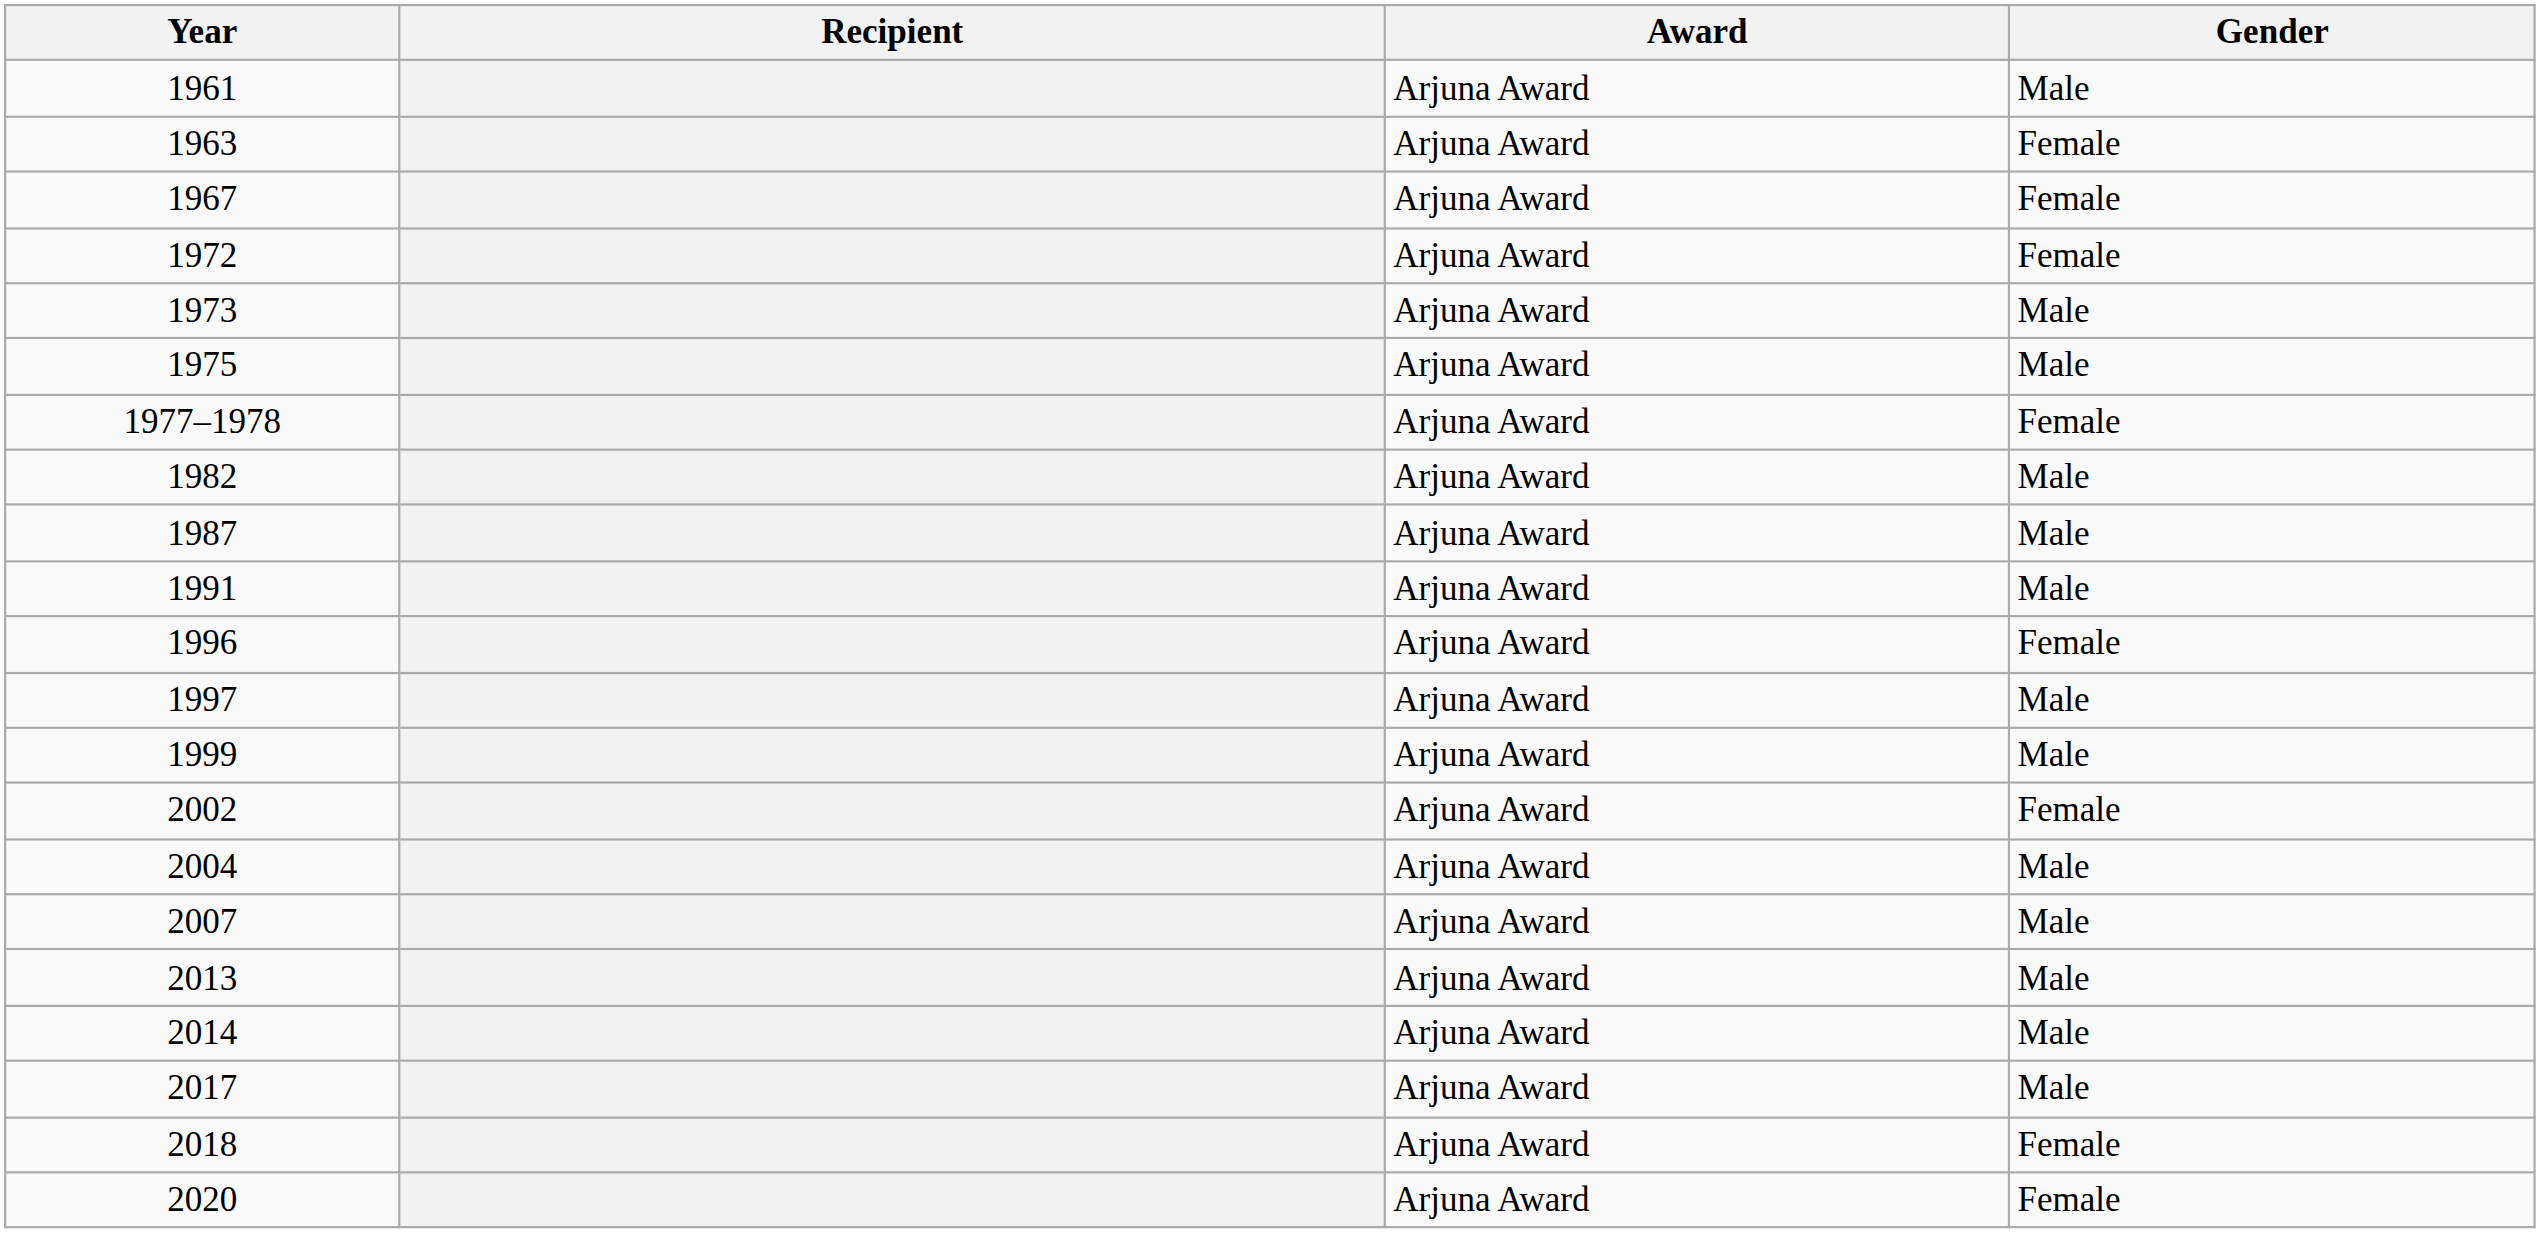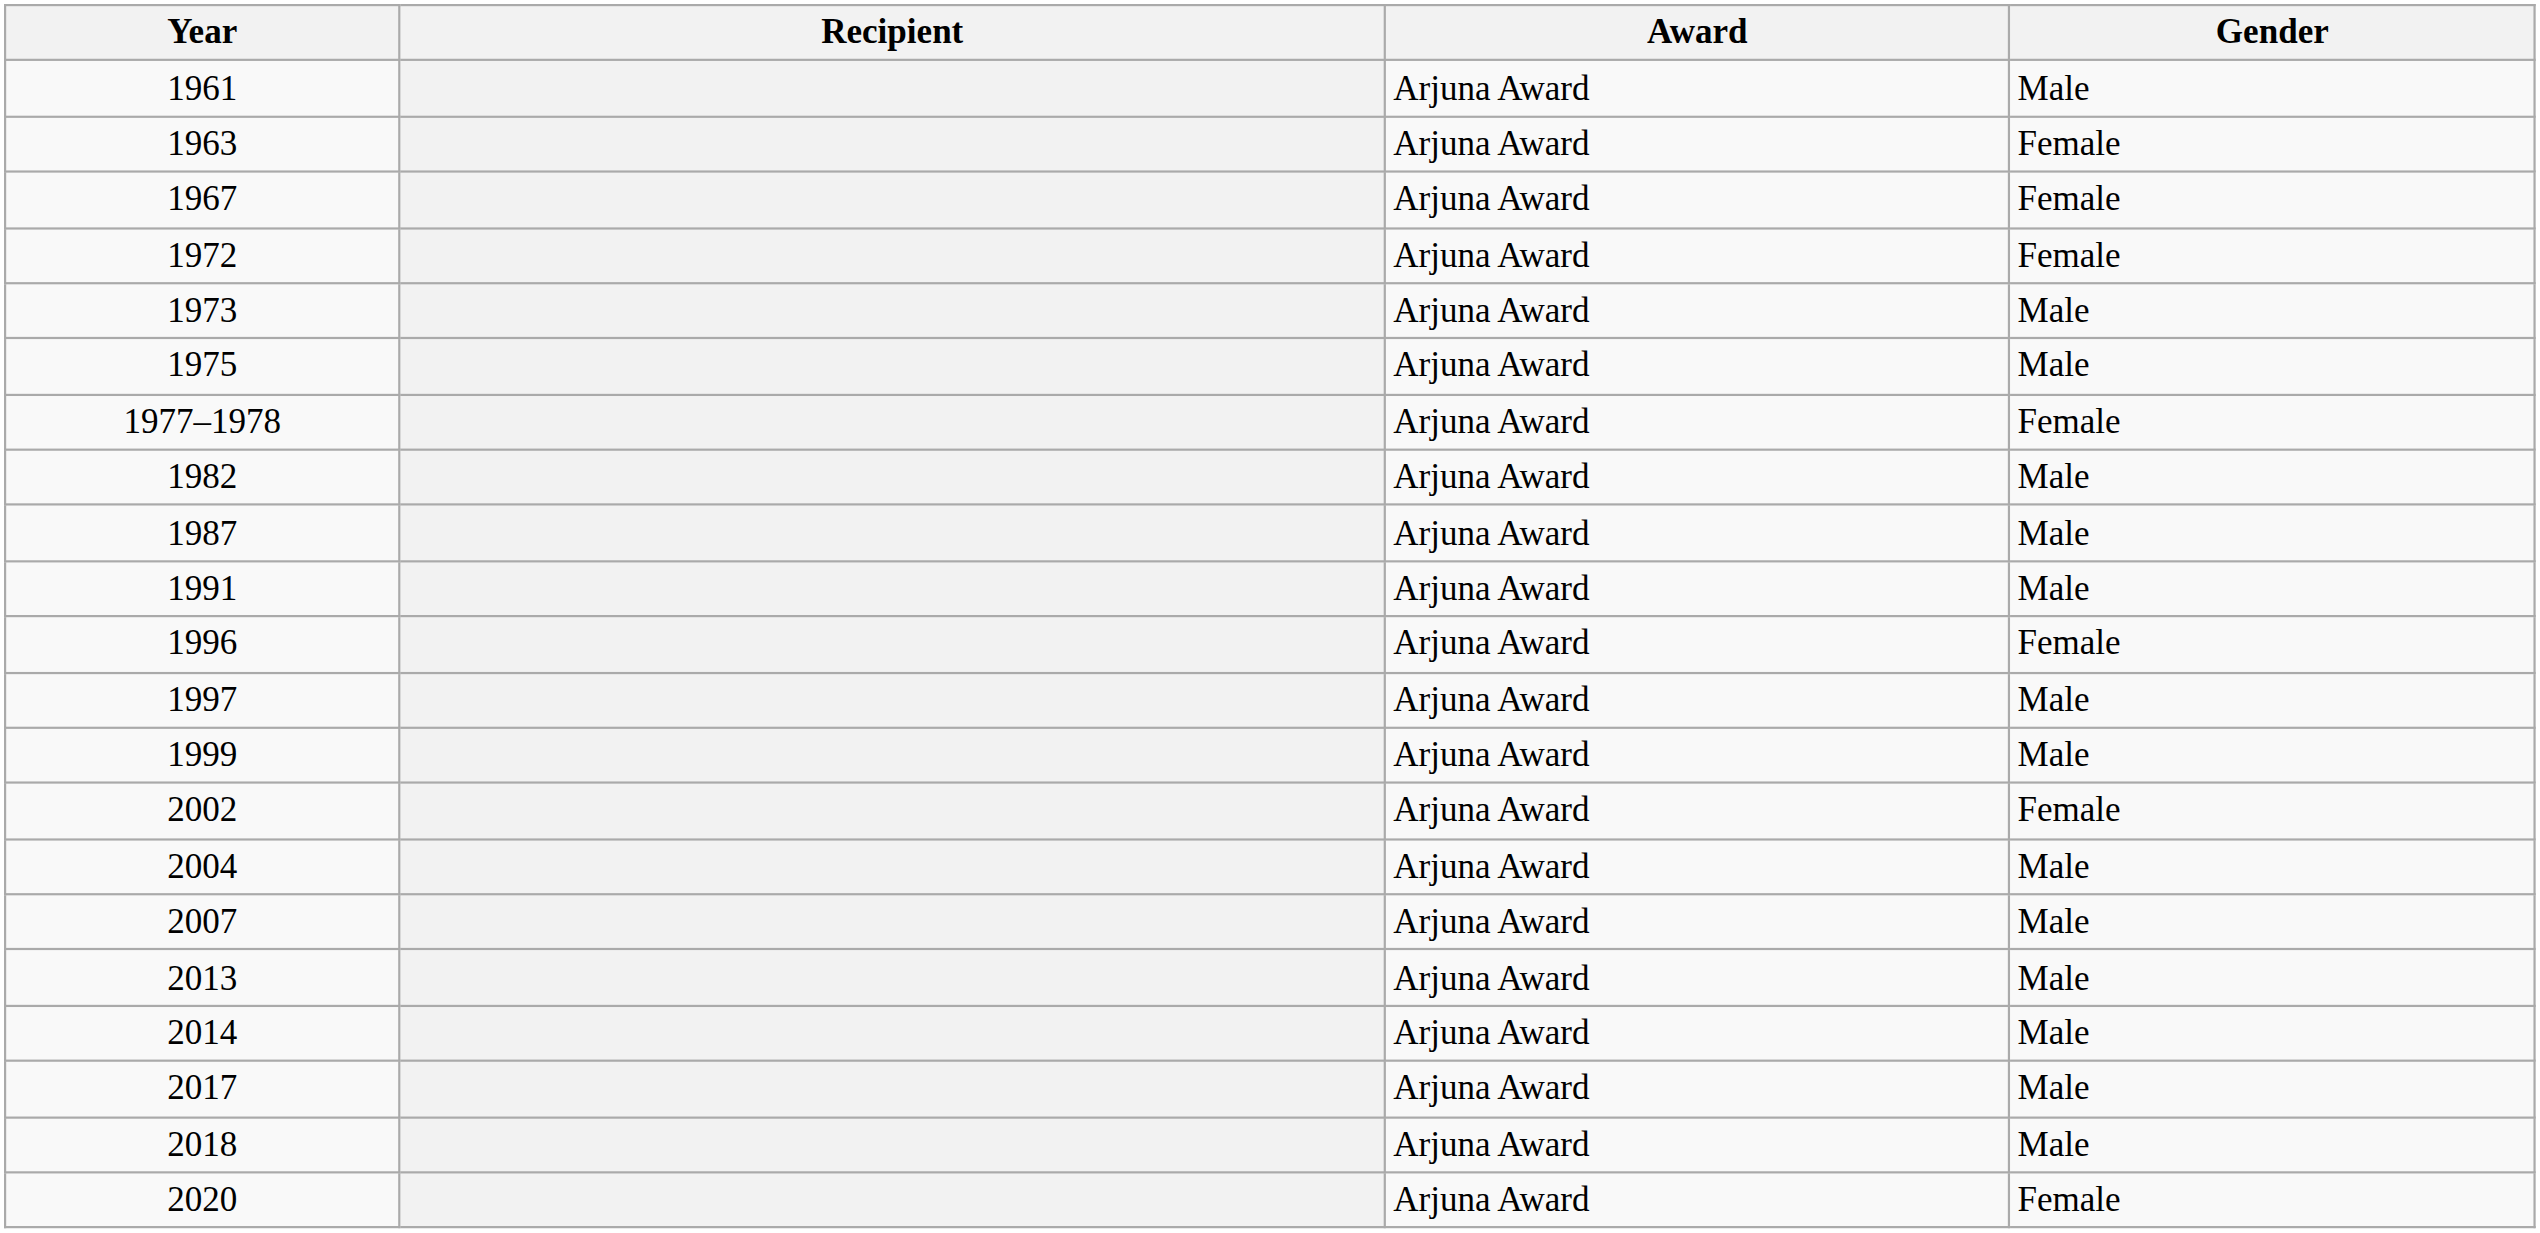(2069, 1143) Female -> (2053, 1143) Male
